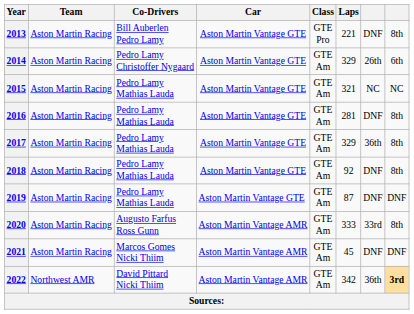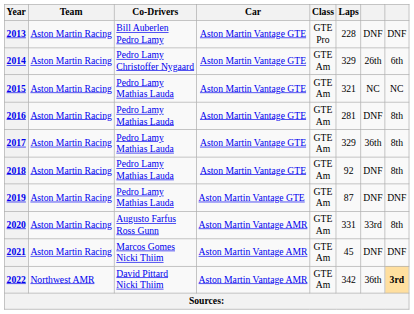(349, 34) 221 -> (349, 34) 228
(397, 34) 8th -> (397, 34) DNF
(349, 225) 333 -> (349, 225) 331
